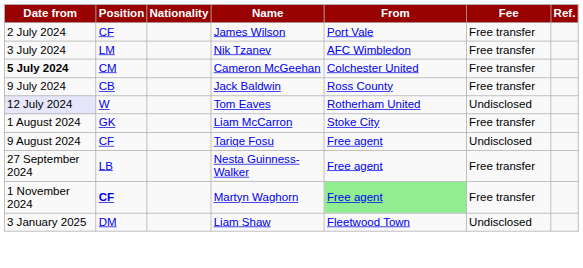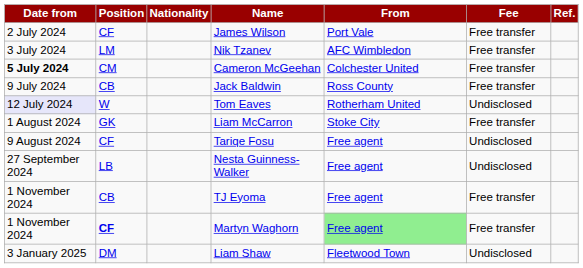(502, 166) Free transfer -> (500, 166) Undisclosed
+ row: (240, 197)
